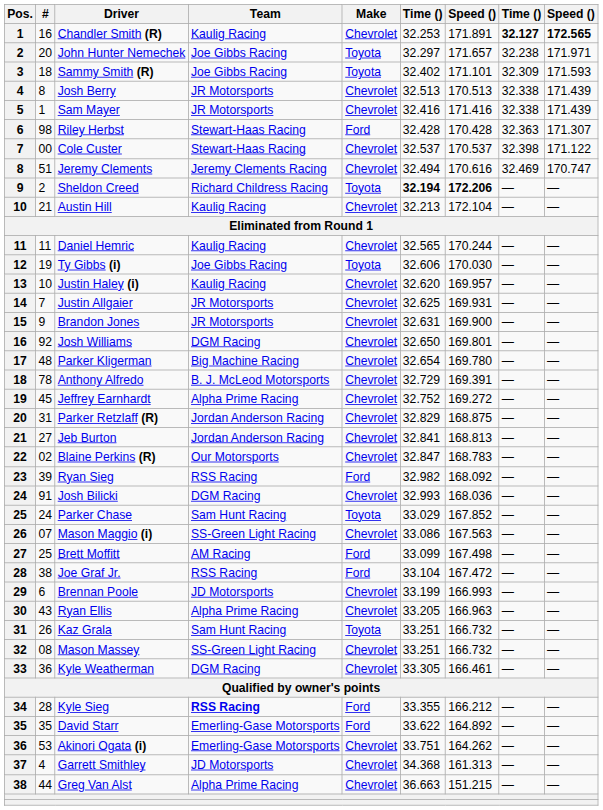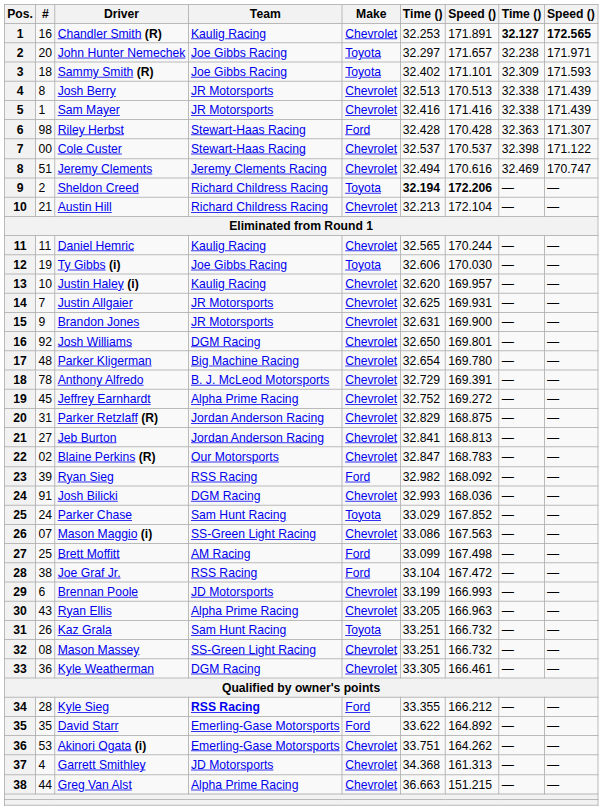(229, 207) Kaulig Racing -> (260, 207) Richard Childress Racing
